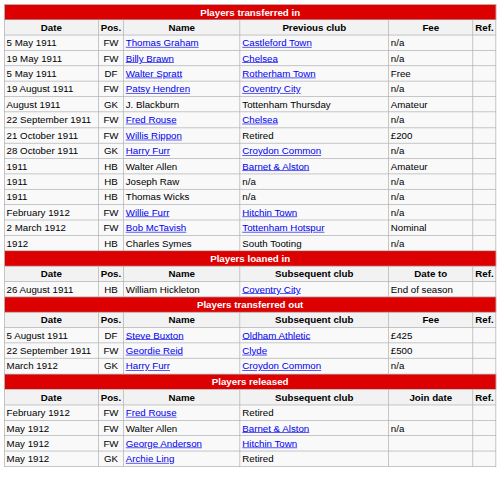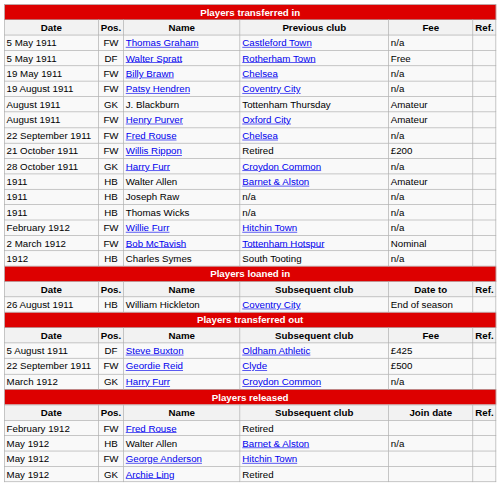rows swapped: (32, 74) <-> (34, 58)
+ row: (34, 120)
(111, 428) FW -> (111, 443) HB
